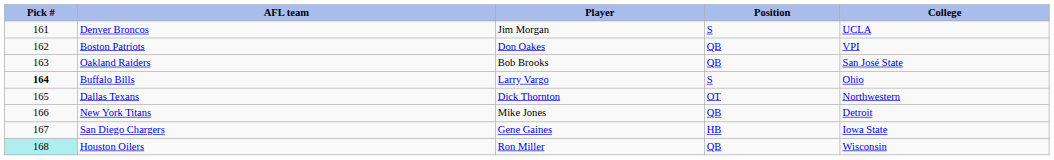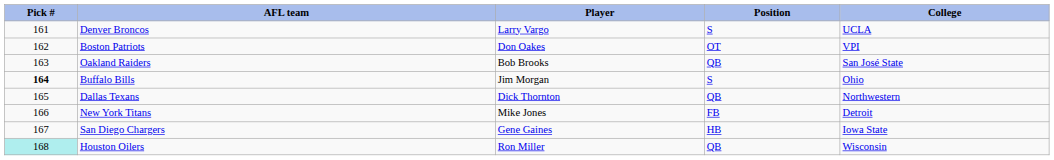(523, 29) Jim Morgan -> (523, 29) Larry Vargo
(714, 46) QB -> (714, 46) OT
(523, 79) Larry Vargo -> (523, 79) Jim Morgan
(714, 96) OT -> (714, 96) QB
(714, 113) QB -> (713, 113) FB
